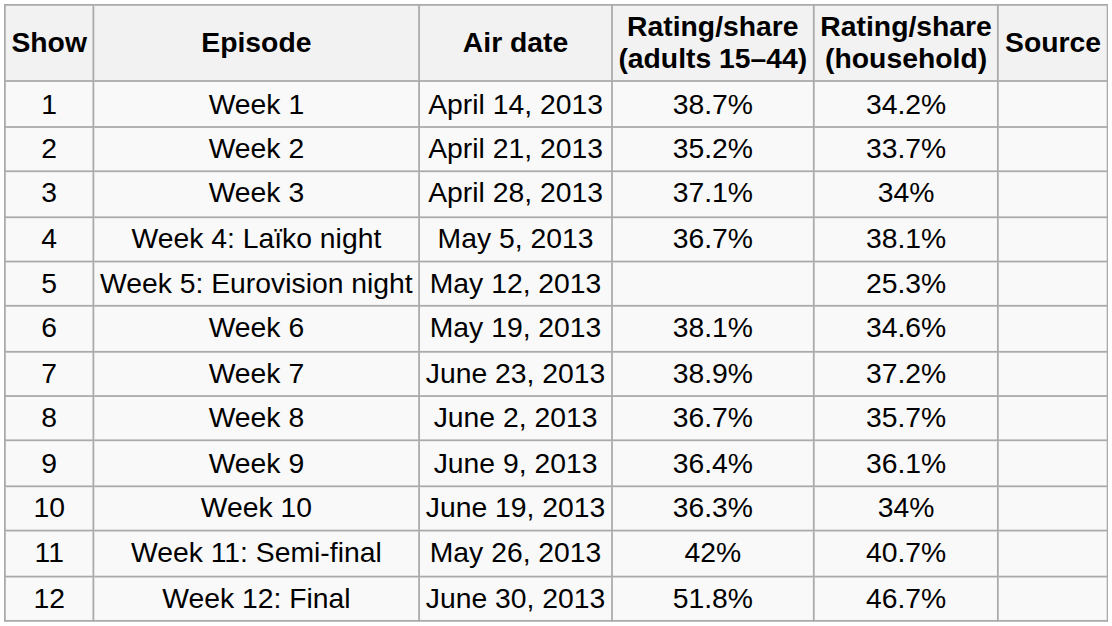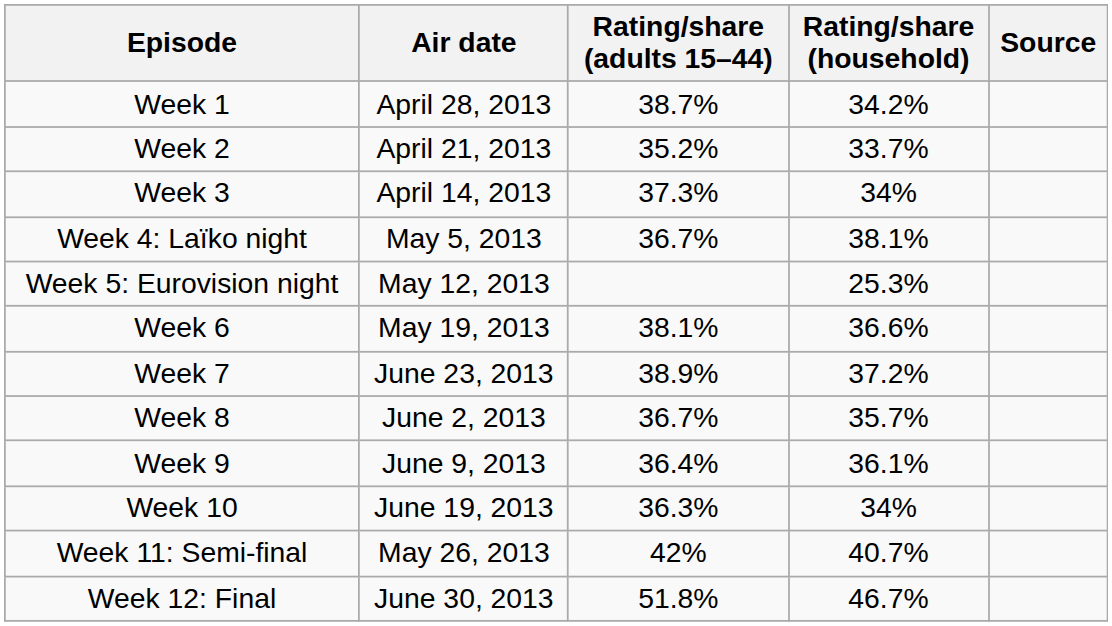- column: (49, 42)
(516, 103) April 14, 2013 -> (464, 103) April 28, 2013
(516, 193) April 28, 2013 -> (464, 193) April 14, 2013
(713, 193) 37.1% -> (678, 193) 37.3%
(906, 328) 34.6% -> (889, 328) 36.6%
